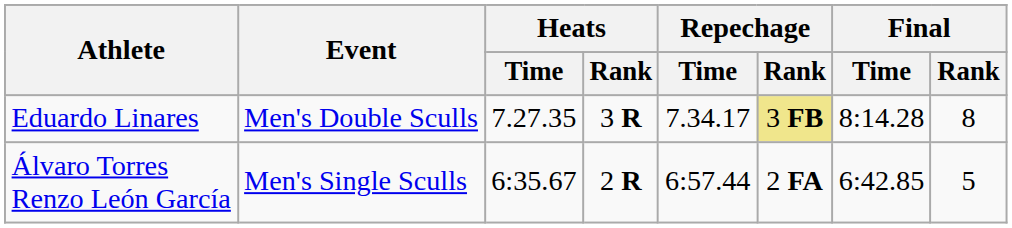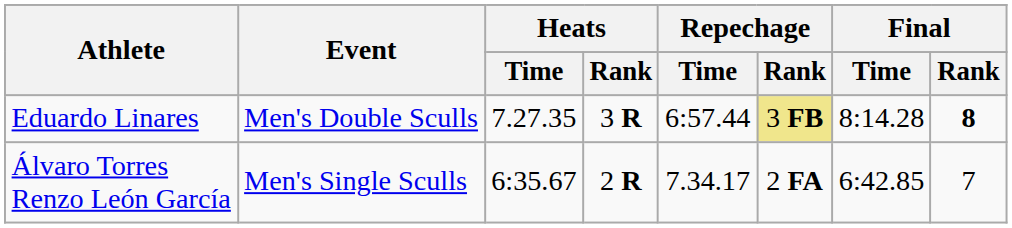(708, 118) 7.34.17 -> (708, 118) 6:57.44
(968, 118) normal -> (968, 118) bold
(708, 181) 6:57.44 -> (708, 181) 7.34.17
(968, 181) 5 -> (968, 181) 7
